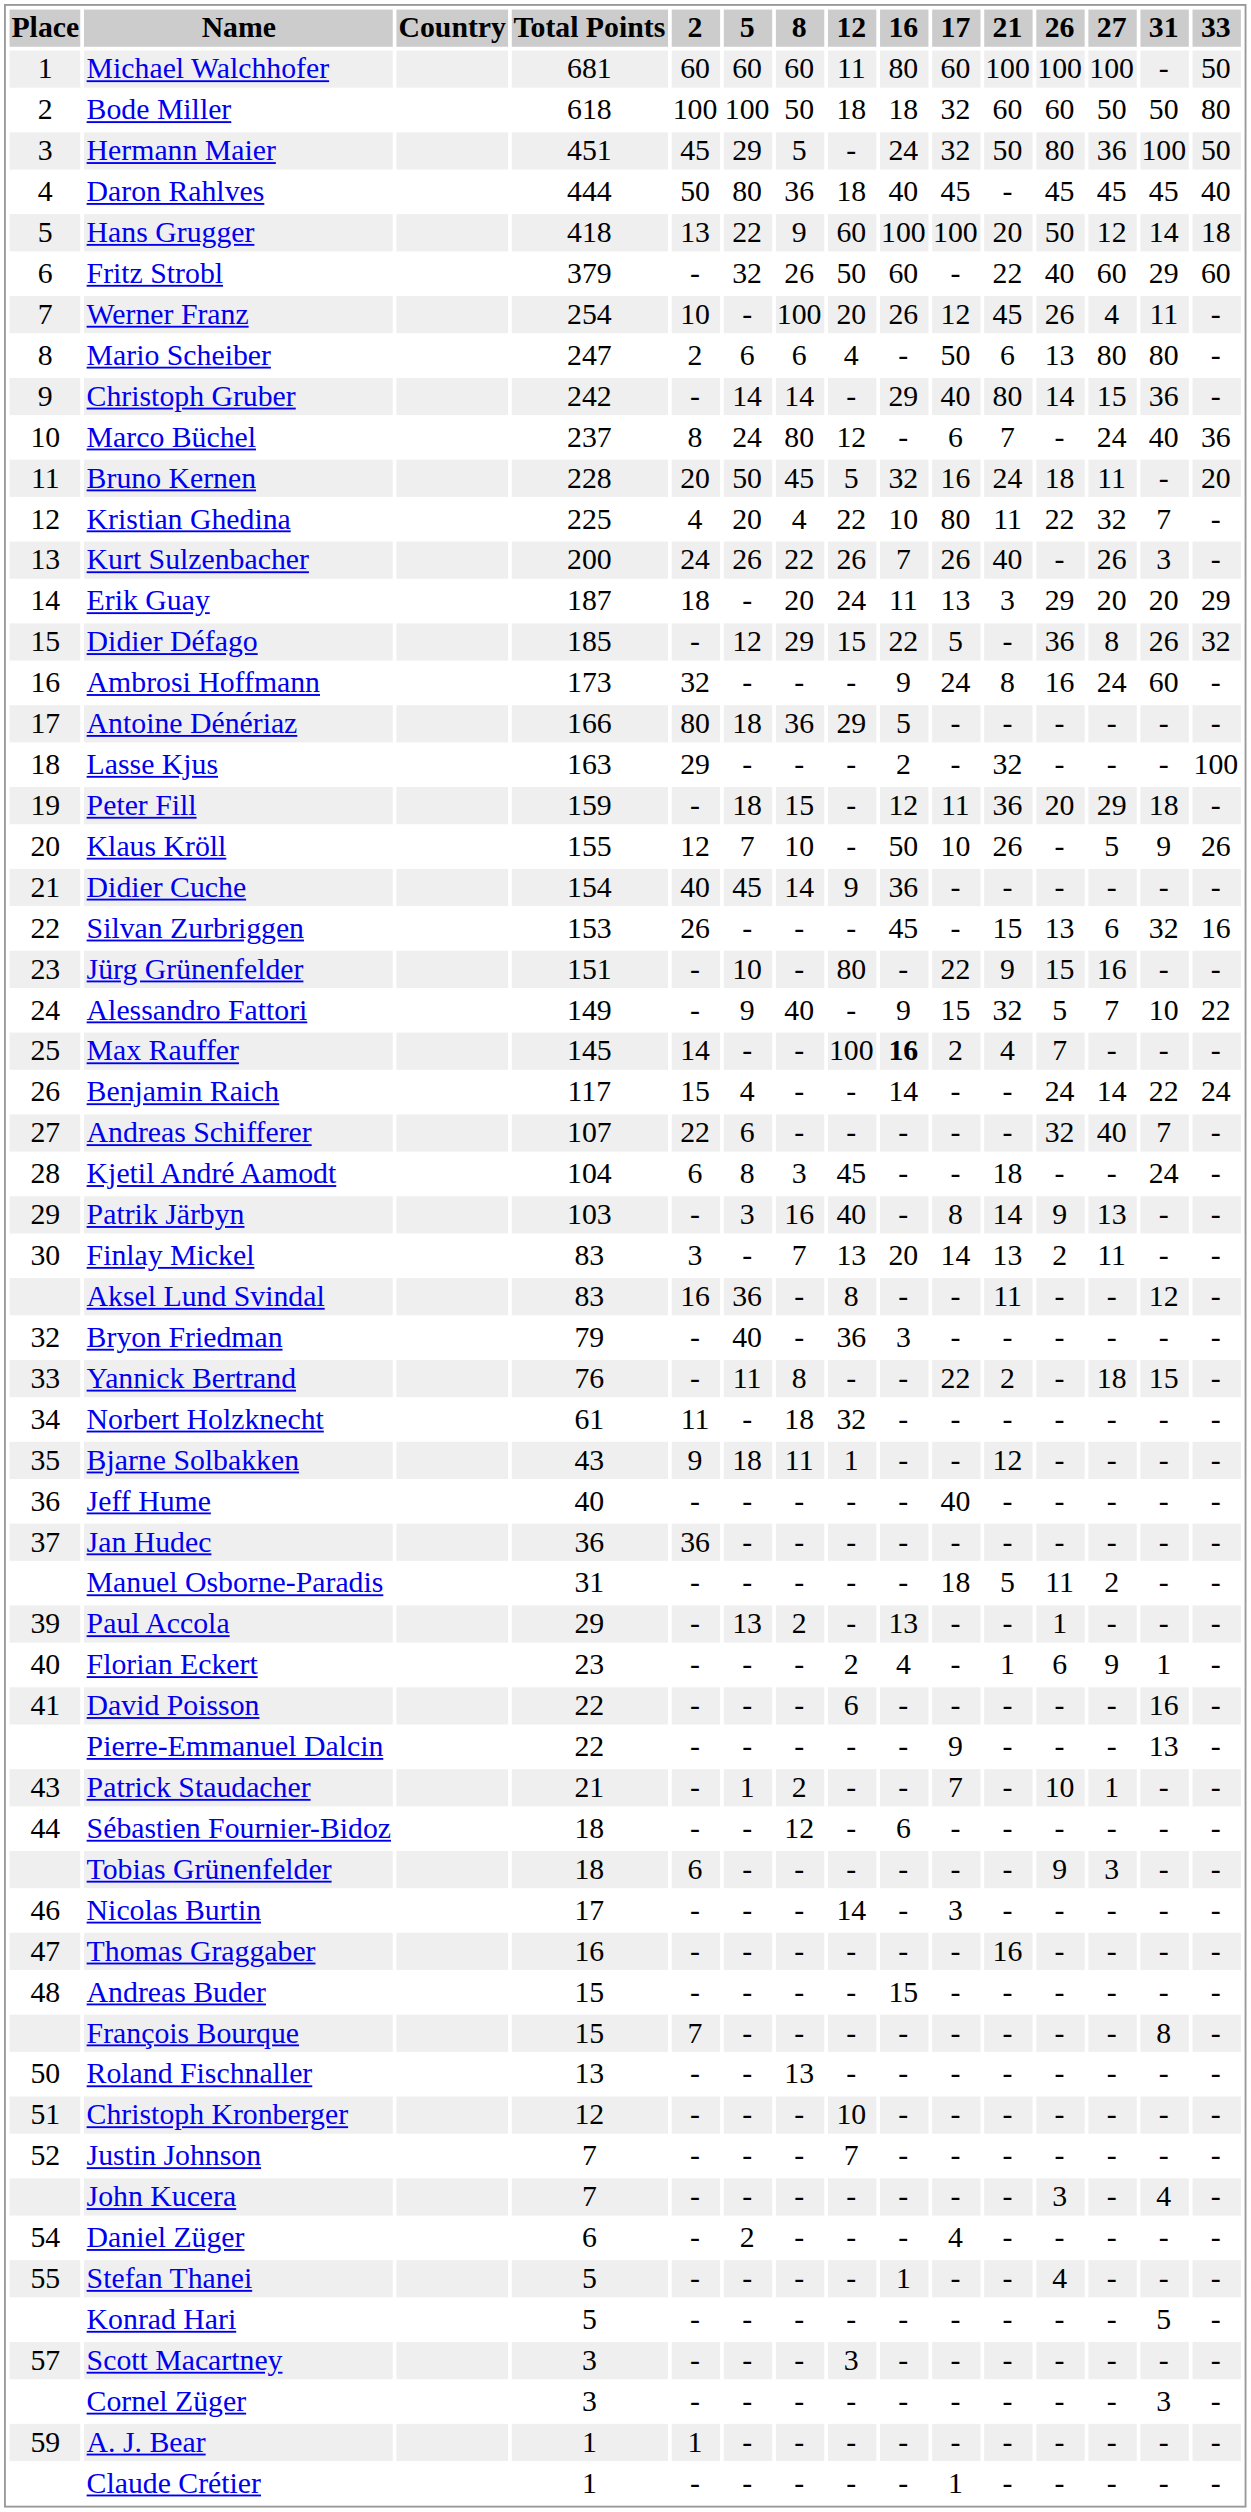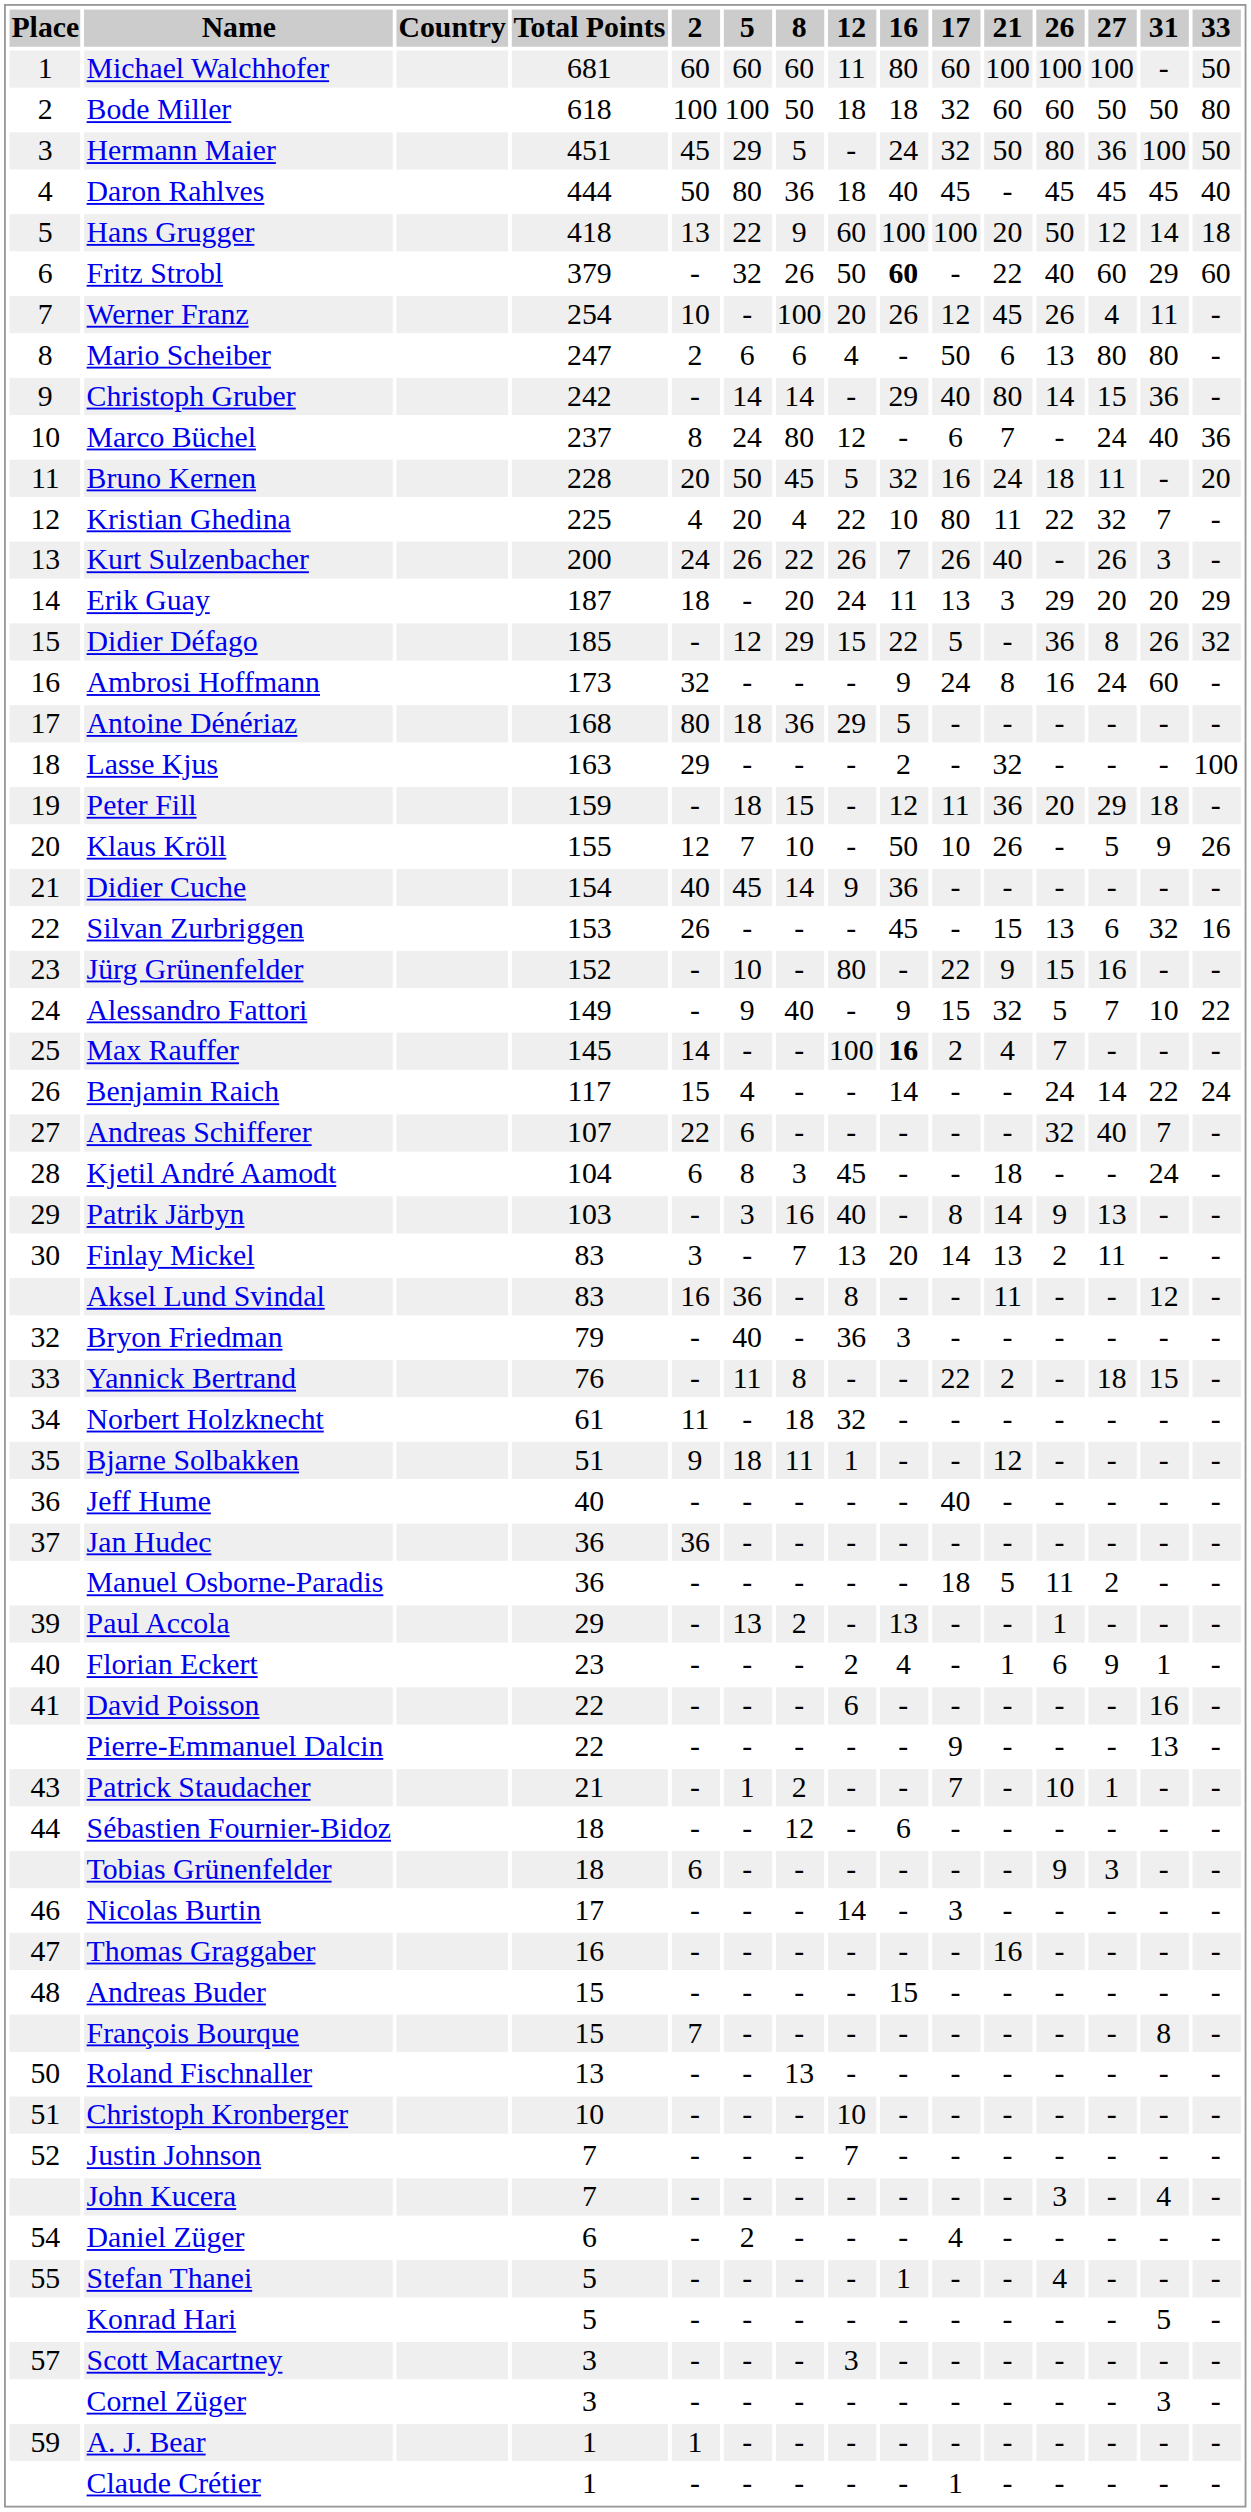(903, 273) normal -> (903, 273) bold
(589, 723) 166 -> (589, 723) 168
(589, 968) 151 -> (589, 968) 152
(589, 1459) 43 -> (589, 1459) 51
(589, 1582) 31 -> (589, 1582) 36
(589, 2114) 12 -> (589, 2114) 10
